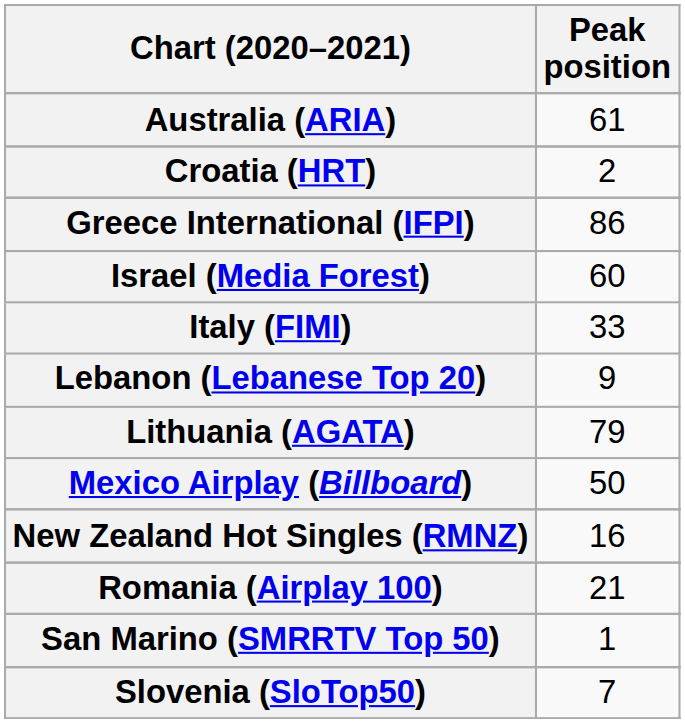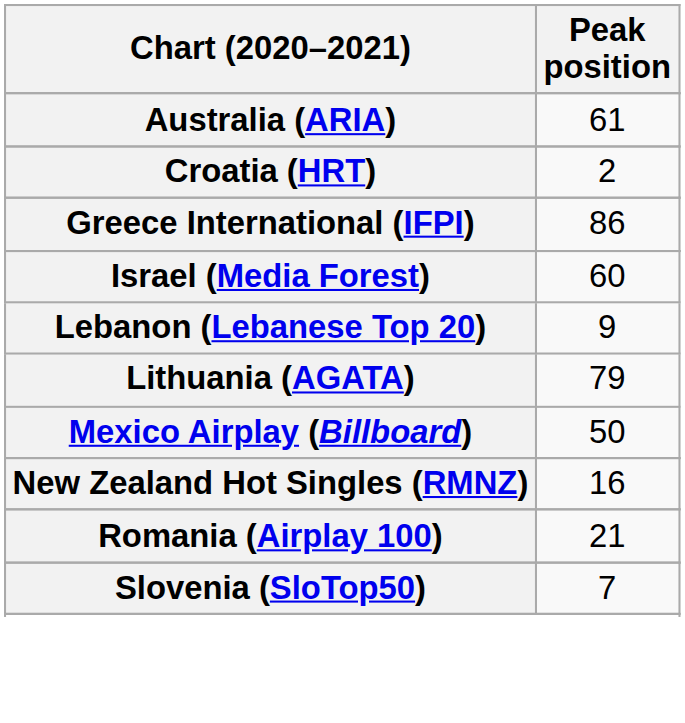- row: (270, 327)
- row: (270, 639)
